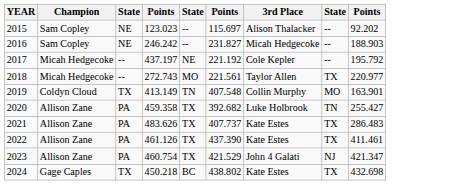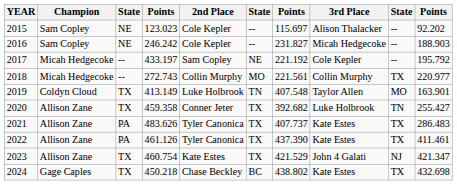+ column: (213, 12)
(161, 60) 437.197 -> (161, 60) 433.197
(271, 76) Taylor Allen -> (342, 76) Collin Murphy
(276, 92) Collin Murphy -> (338, 92) Taylor Allen
(124, 108) PA -> (125, 108) TX
(124, 156) PA -> (125, 156) TX
